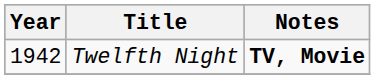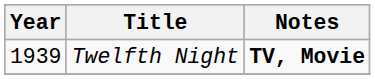(36, 57) 1942 -> (36, 57) 1939
